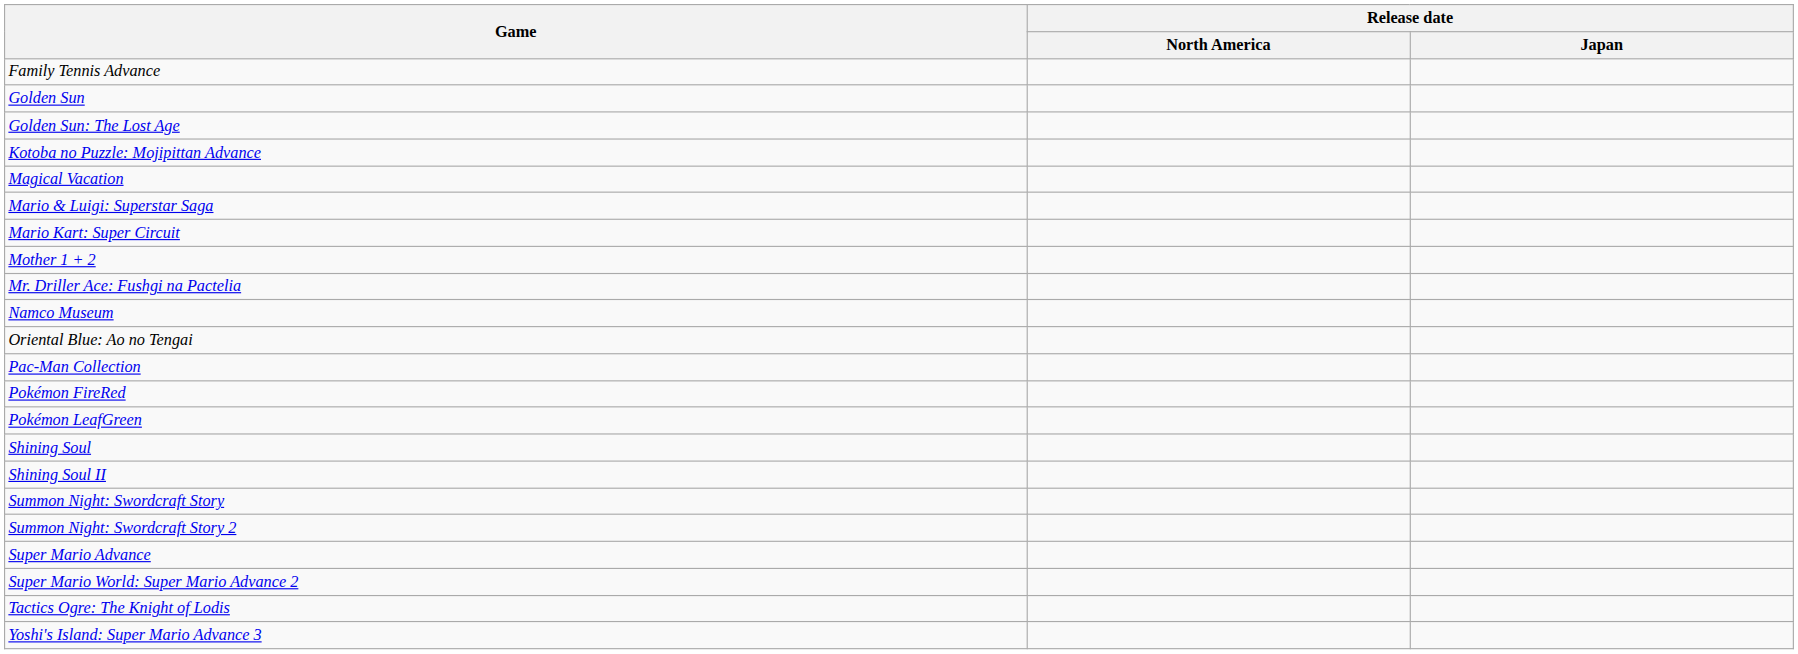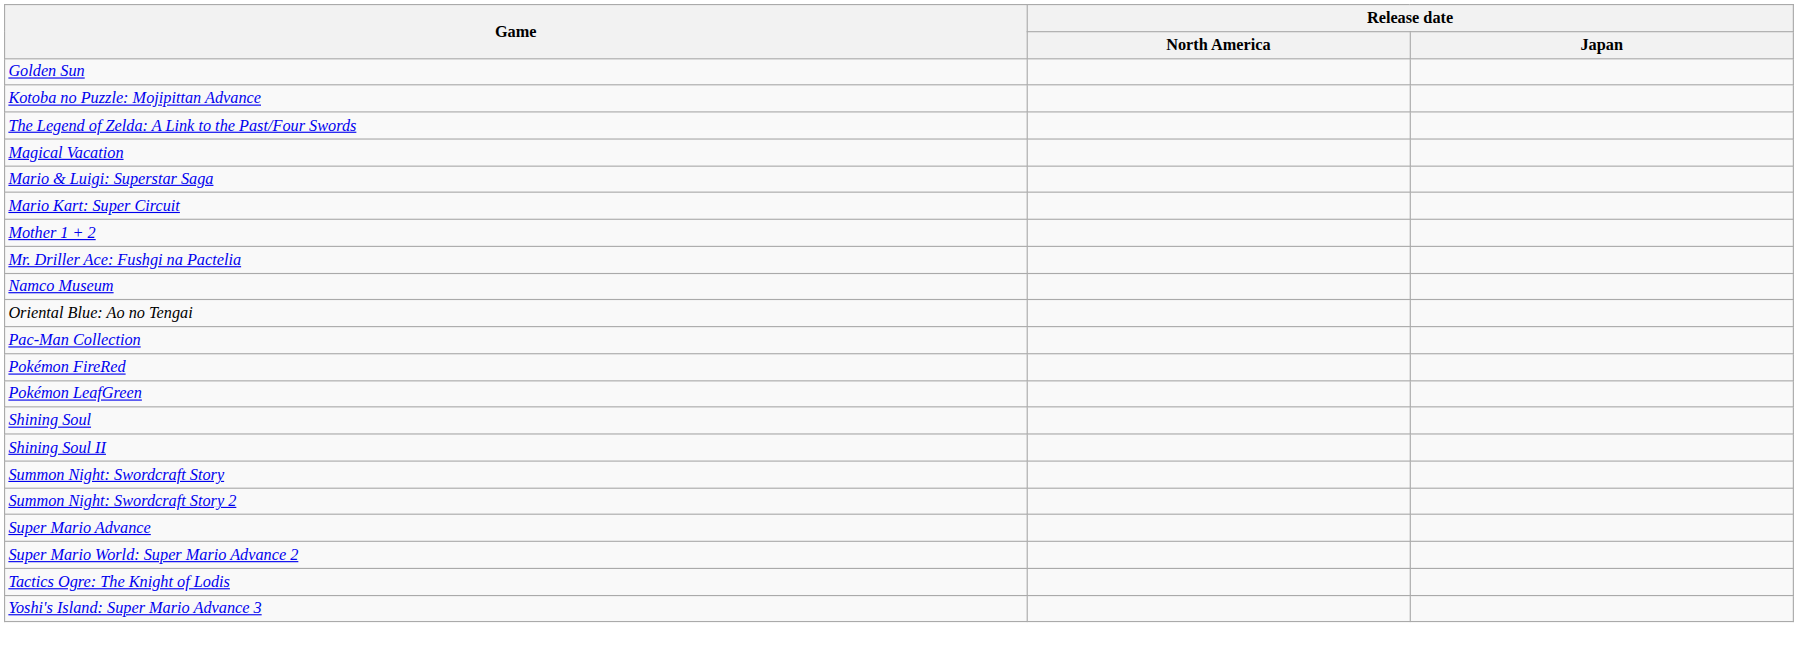- row: (84, 71)
- row: (94, 125)
+ row: (182, 125)
